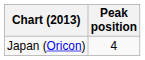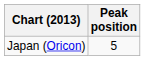(114, 45) 4 -> (114, 45) 5
